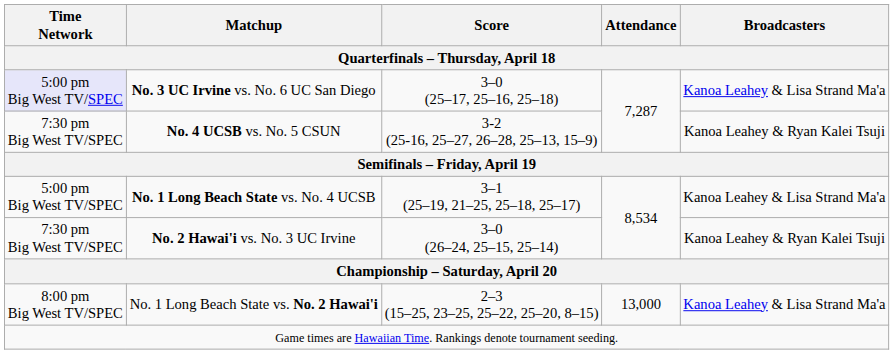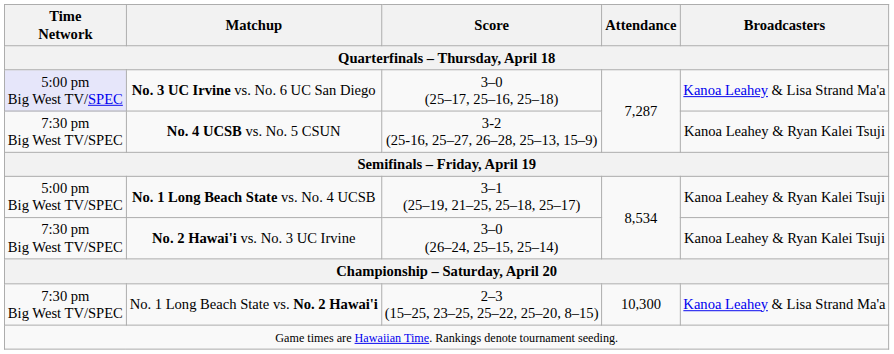(784, 197) Kanoa Leahey & Lisa Strand Ma'a -> (784, 197) Kanoa Leahey & Ryan Kalei Tsuji
(65, 304) 8:00 pm Big West TV/SPEC -> (65, 304) 7:30 pm Big West TV/SPEC
(641, 304) 13,000 -> (641, 304) 10,300
